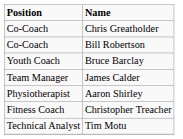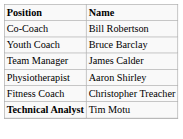- row: (122, 28)
(43, 126) normal -> (45, 110) bold
